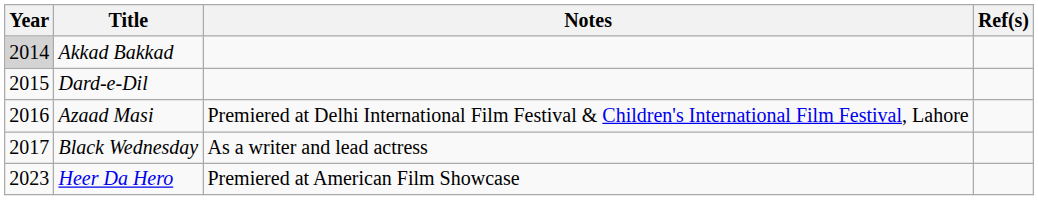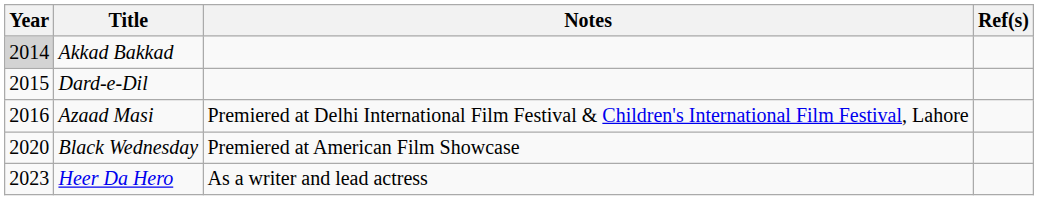(29, 147) 2017 -> (29, 147) 2020
(318, 147) As a writer and lead actress -> (364, 147) Premiered at American Film Showcase
(364, 178) Premiered at American Film Showcase -> (318, 178) As a writer and lead actress
